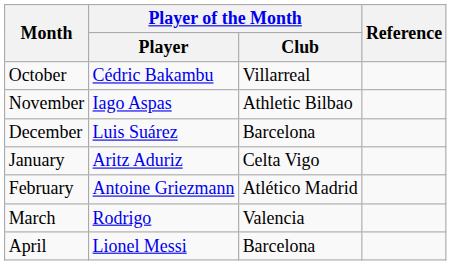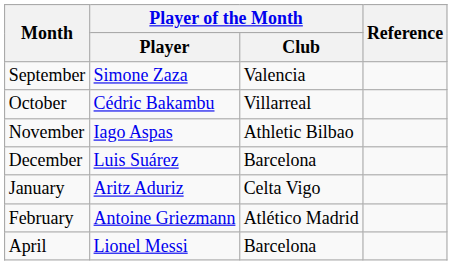+ row: (47, 75)
- row: (32, 217)
